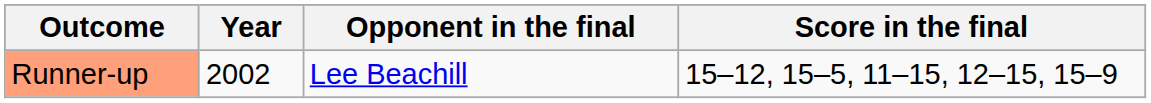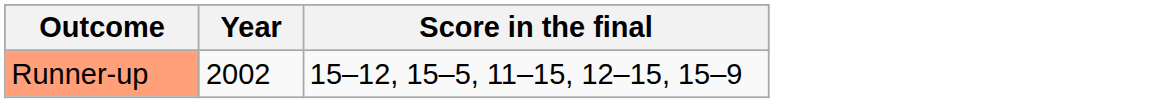- column: (491, 27)
